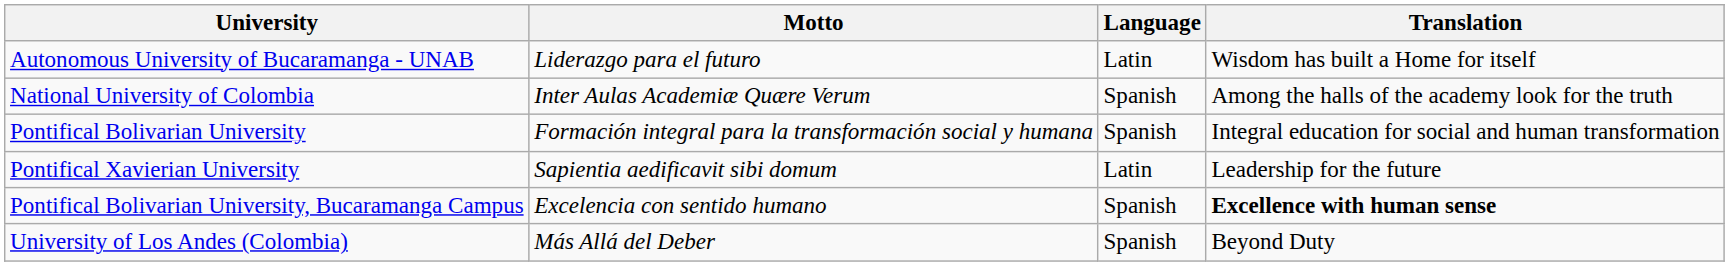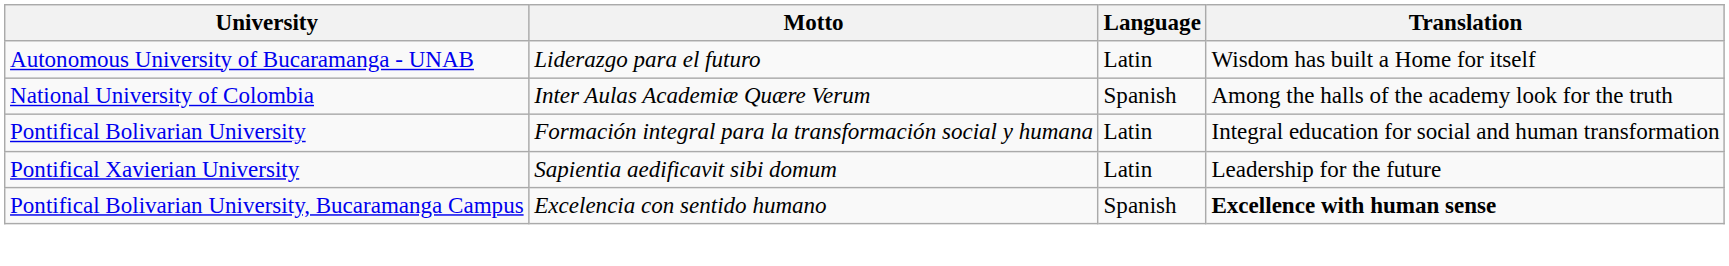(1140, 132) Spanish -> (1128, 132) Latin
- row: (179, 242)
